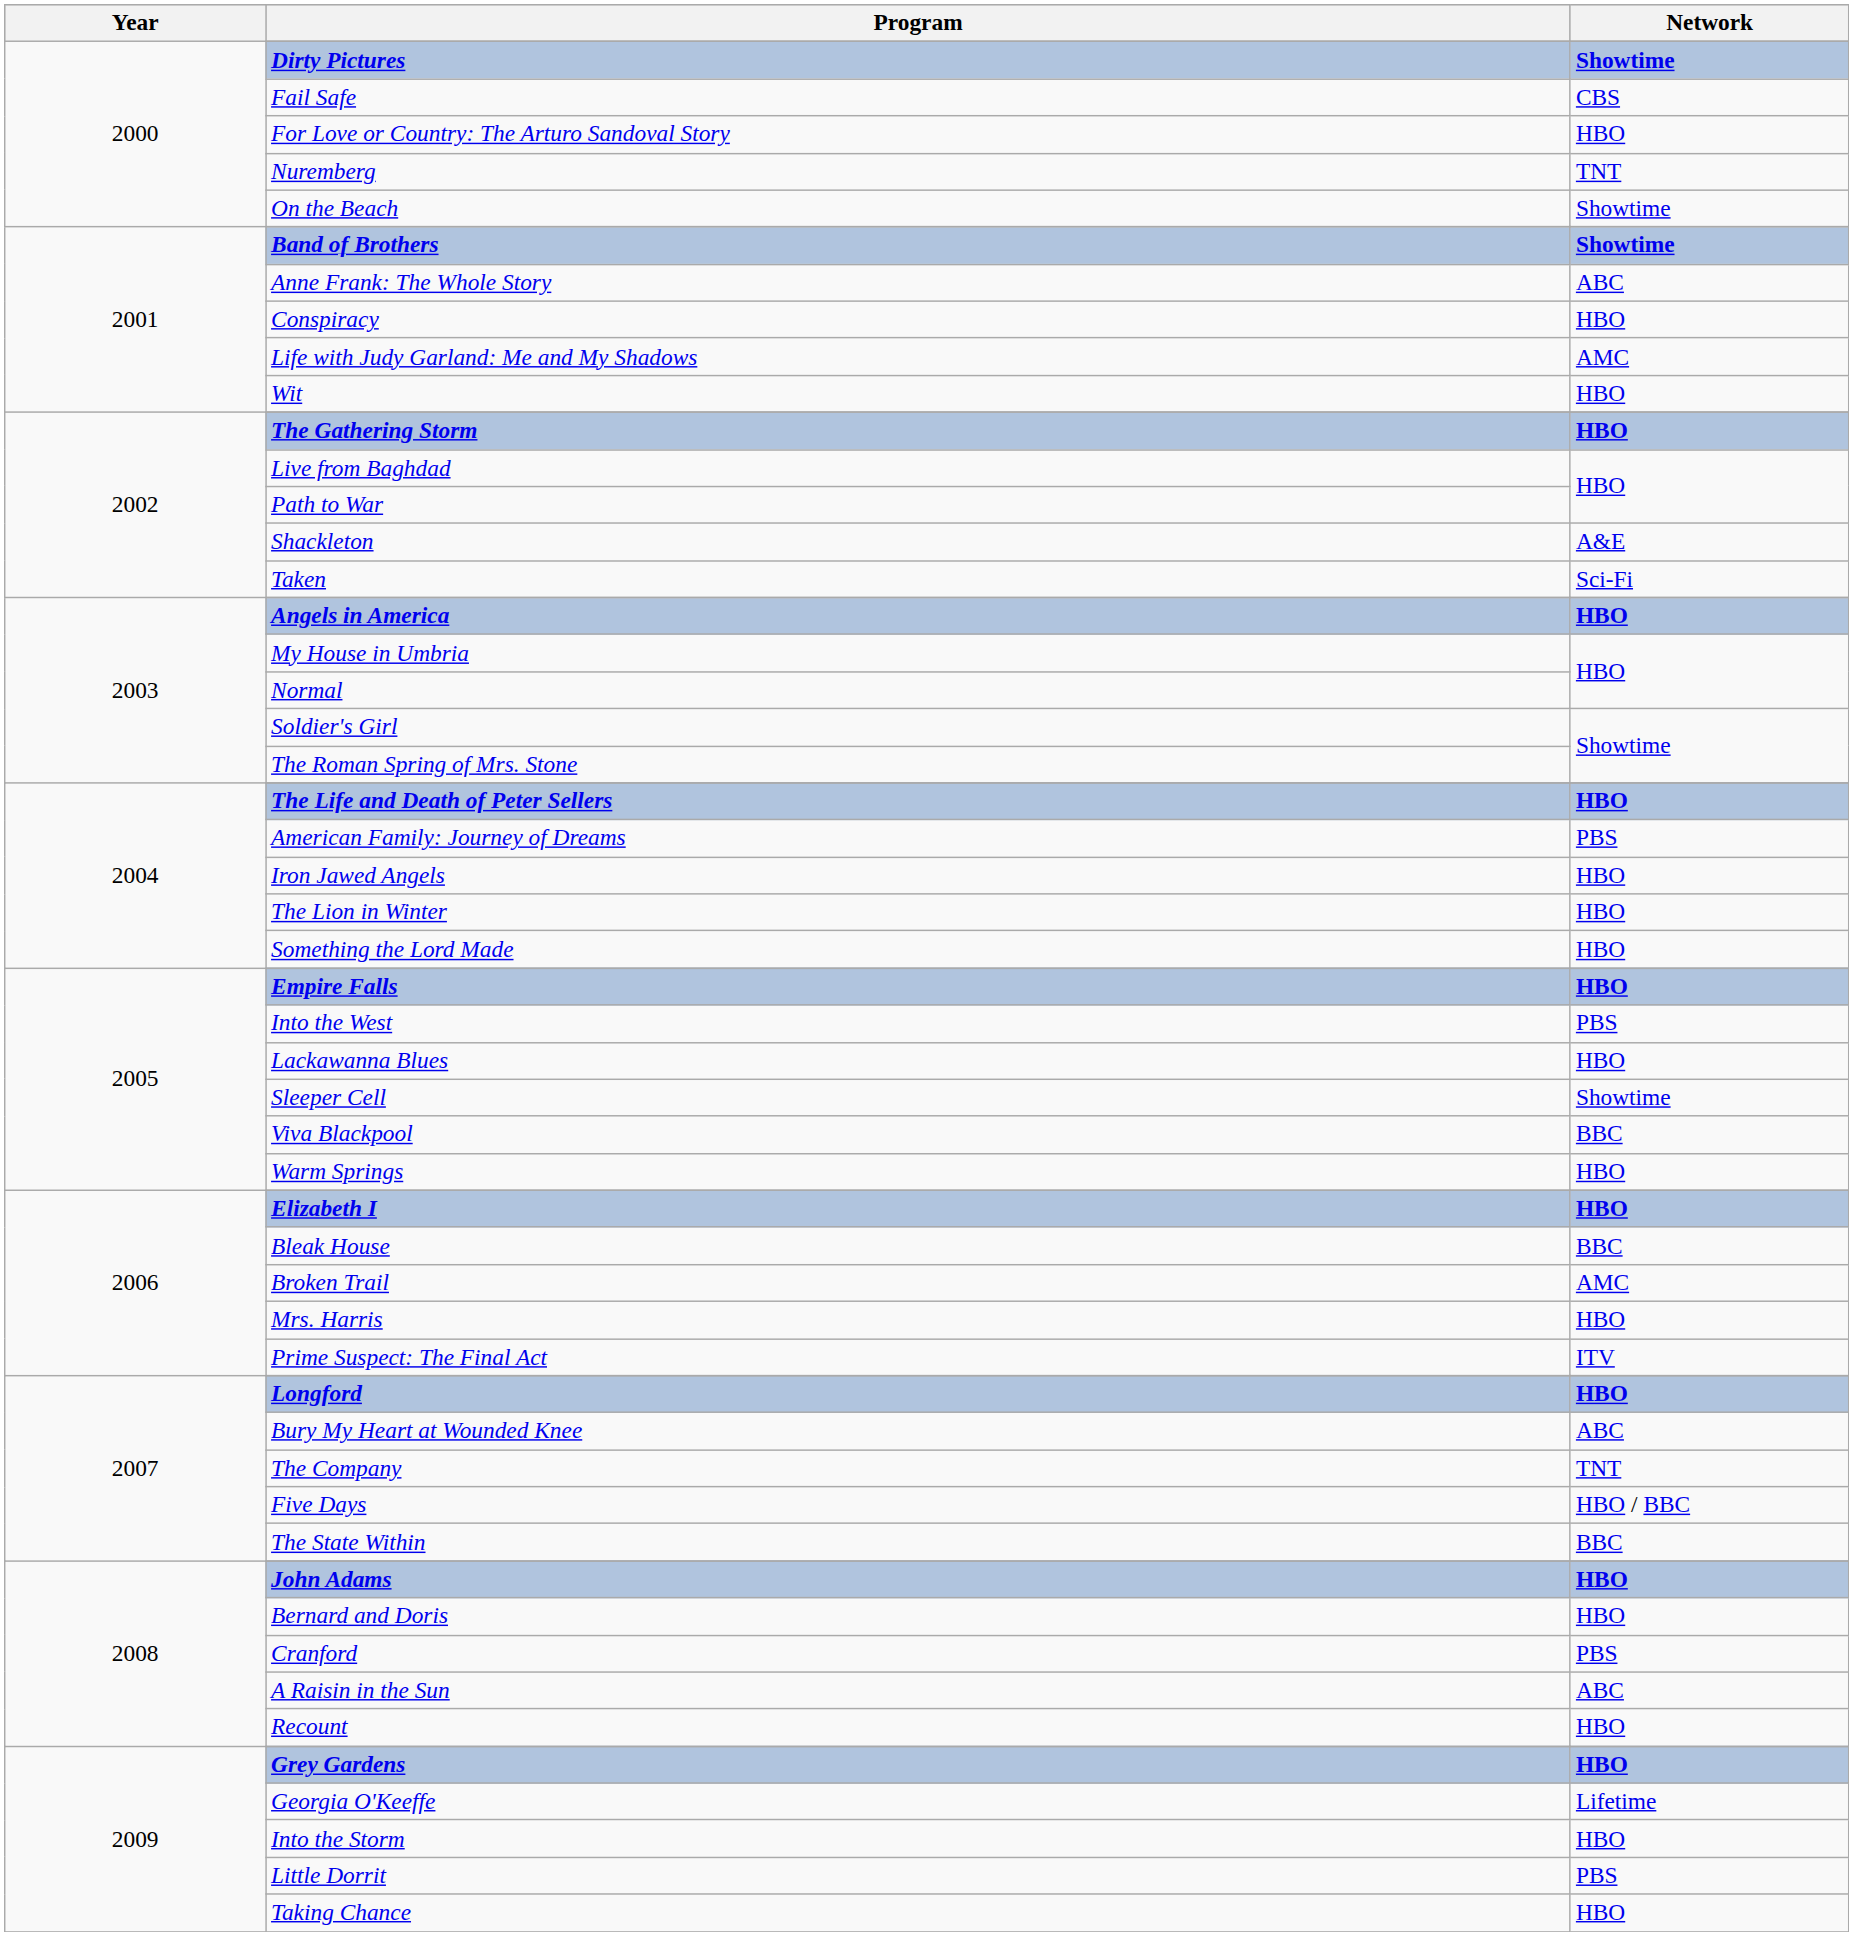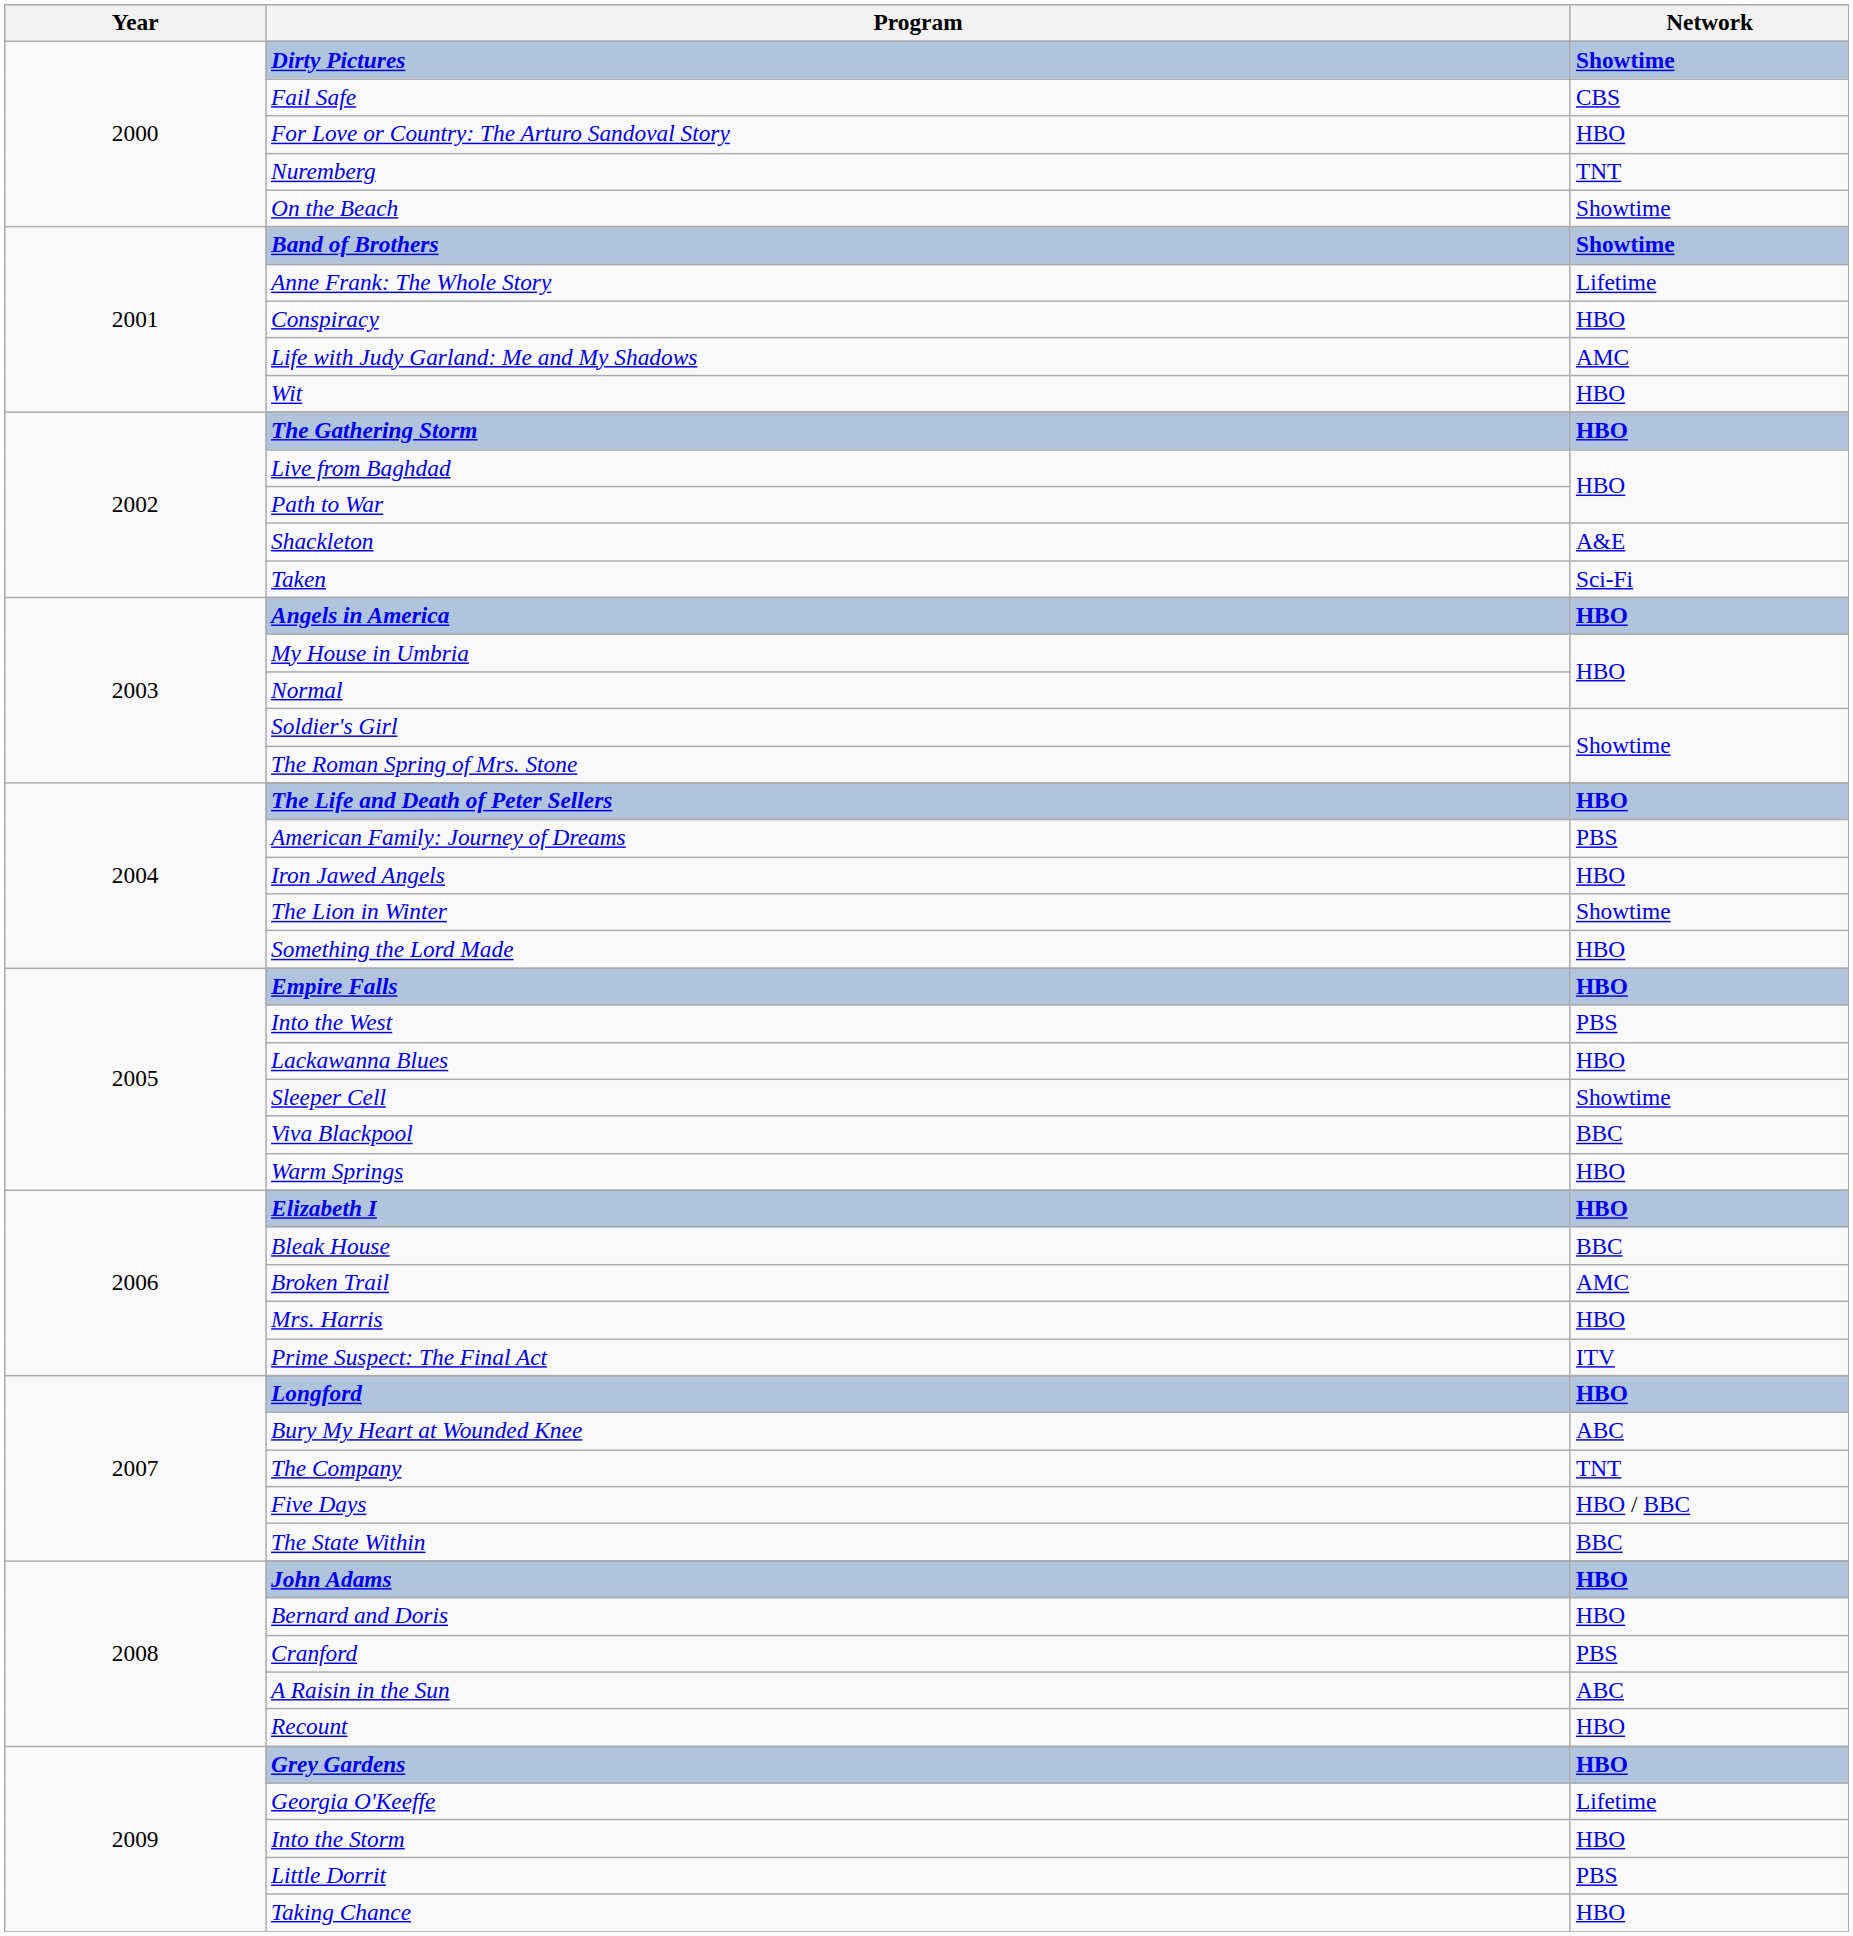(1600, 282) ABC -> (1616, 282) Lifetime
(1601, 912) HBO -> (1623, 912) Showtime
